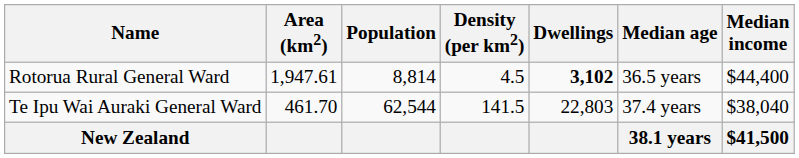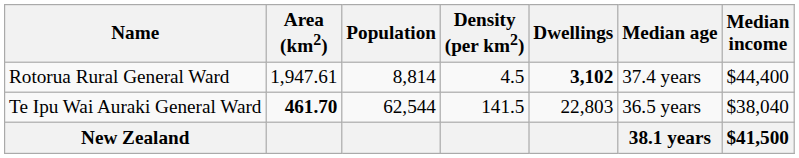(662, 76) 36.5 years -> (662, 76) 37.4 years
(311, 107) normal -> (311, 107) bold
(662, 107) 37.4 years -> (662, 107) 36.5 years
